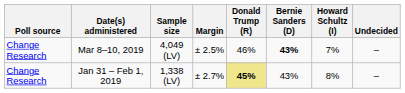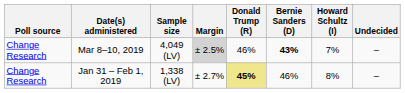(210, 51) no background -> (210, 51) lightgrey background
(289, 76) 43% -> (289, 76) 46%
